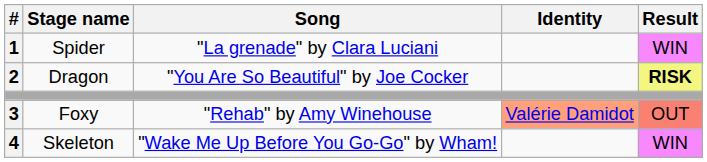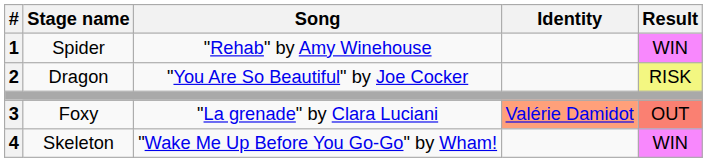(318, 47) "La grenade" by Clara Luciani -> (318, 47) "Rehab" by Amy Winehouse
(670, 76) bold -> (670, 76) normal
(318, 114) "Rehab" by Amy Winehouse -> (318, 114) "La grenade" by Clara Luciani
